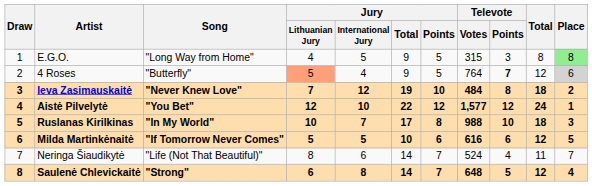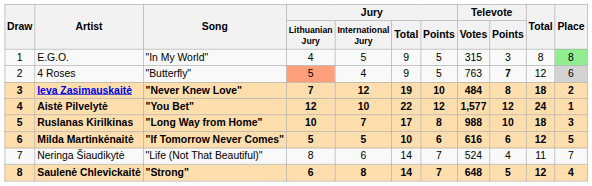(200, 57) "Long Way from Home" -> (177, 57) "In My World"
(473, 73) 764 -> (473, 73) 763
(180, 123) "In My World" -> (204, 123) "Long Way from Home"
